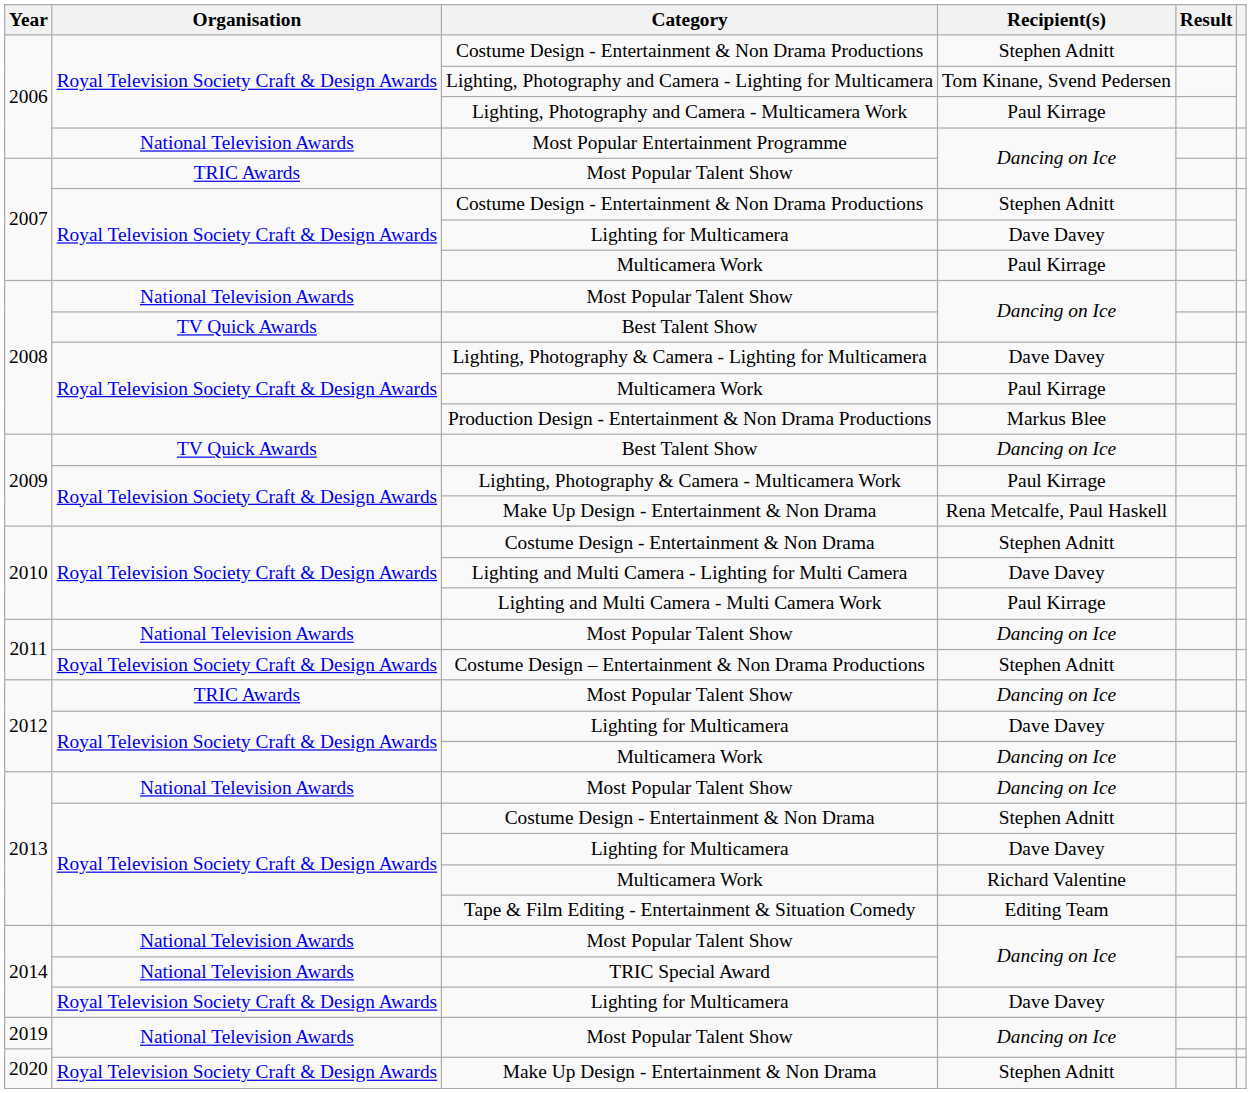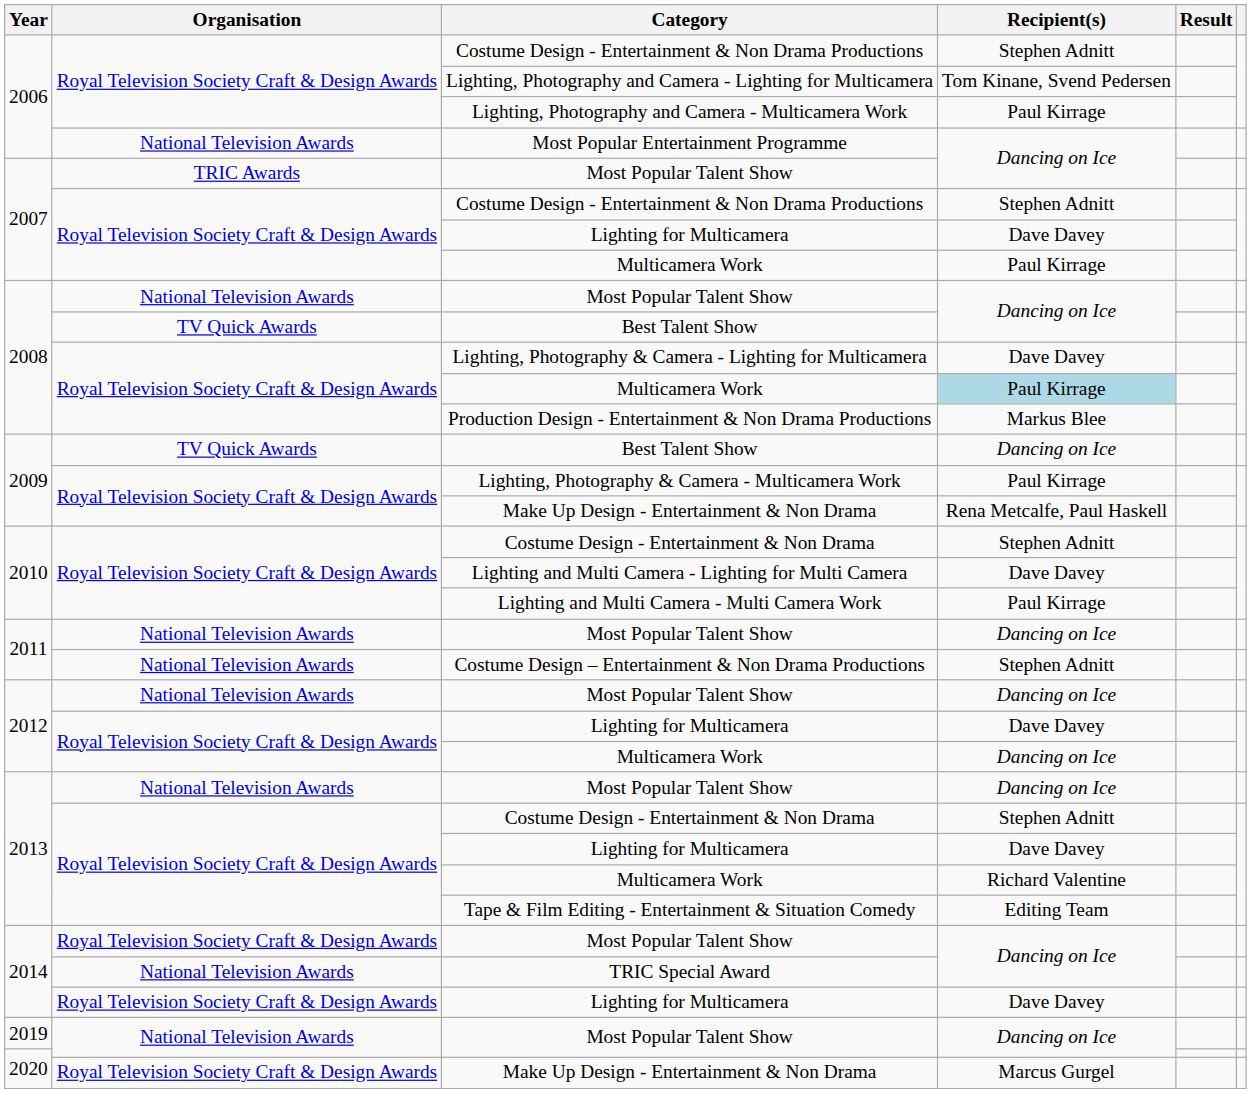(1056, 388) no background -> (1056, 388) lightblue background
(247, 664) Royal Television Society Craft & Design Awards -> (247, 664) National Television Awards
(247, 695) TRIC Awards -> (247, 695) National Television Awards
(247, 940) National Television Awards -> (247, 940) Royal Television Society Craft & Design Awards
(1056, 1072) Stephen Adnitt -> (1056, 1072) Marcus Gurgel
